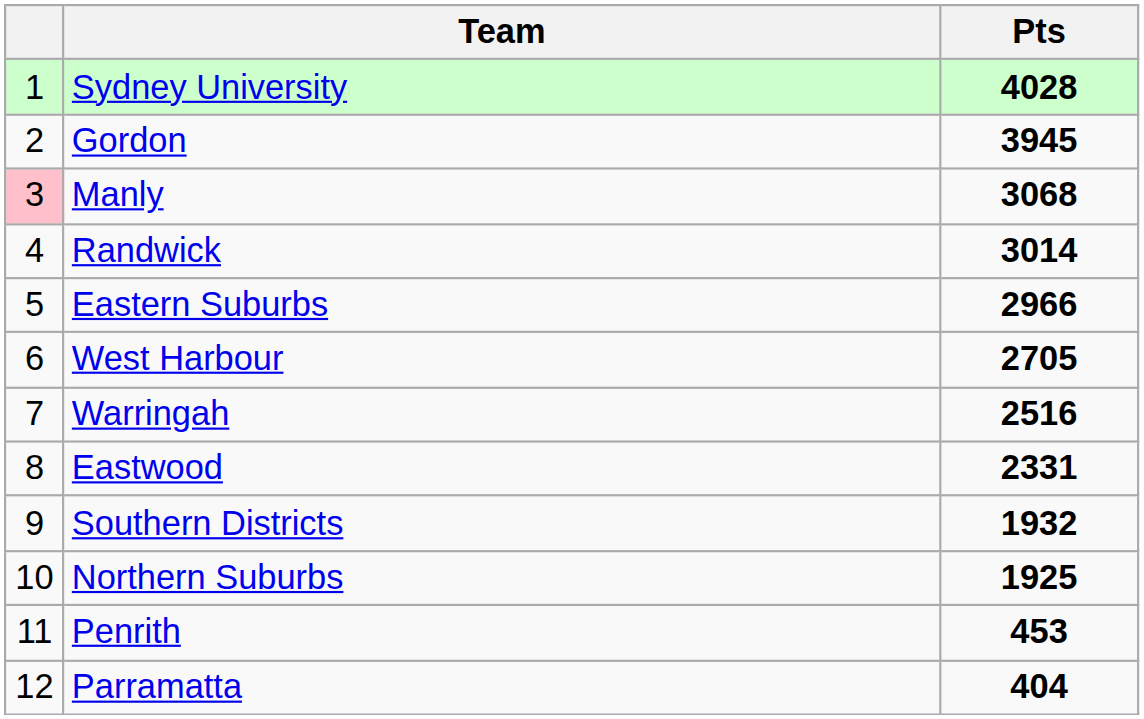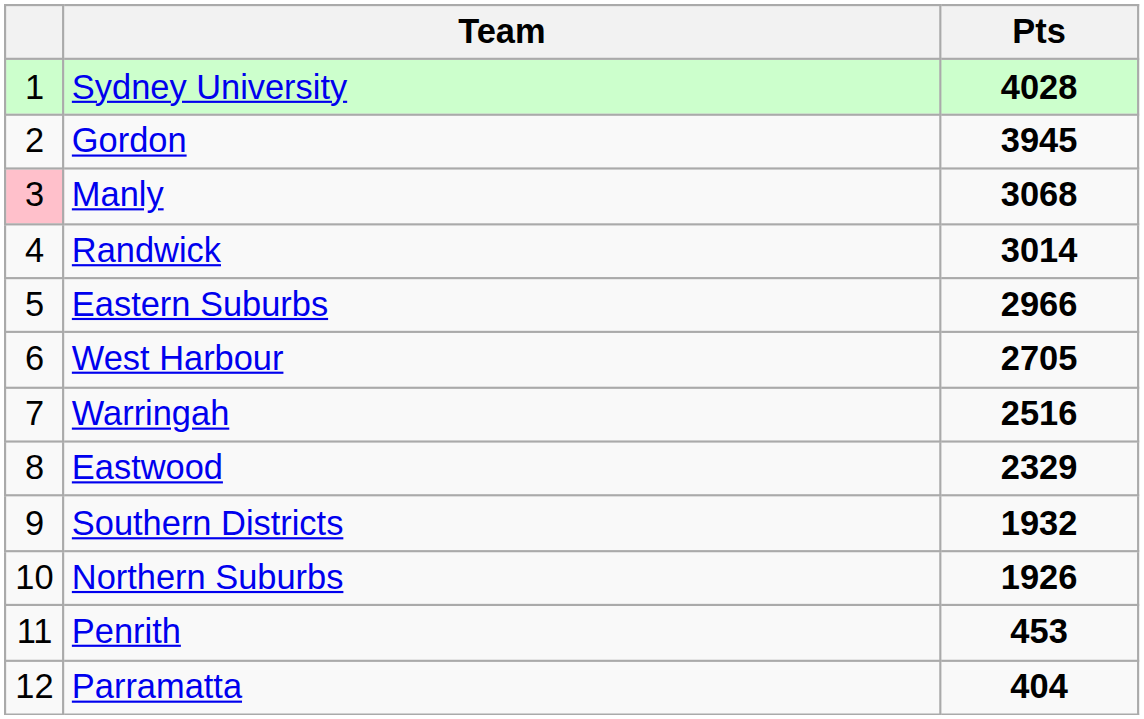(1039, 468) 2331 -> (1039, 468) 2329
(1039, 577) 1925 -> (1039, 577) 1926
